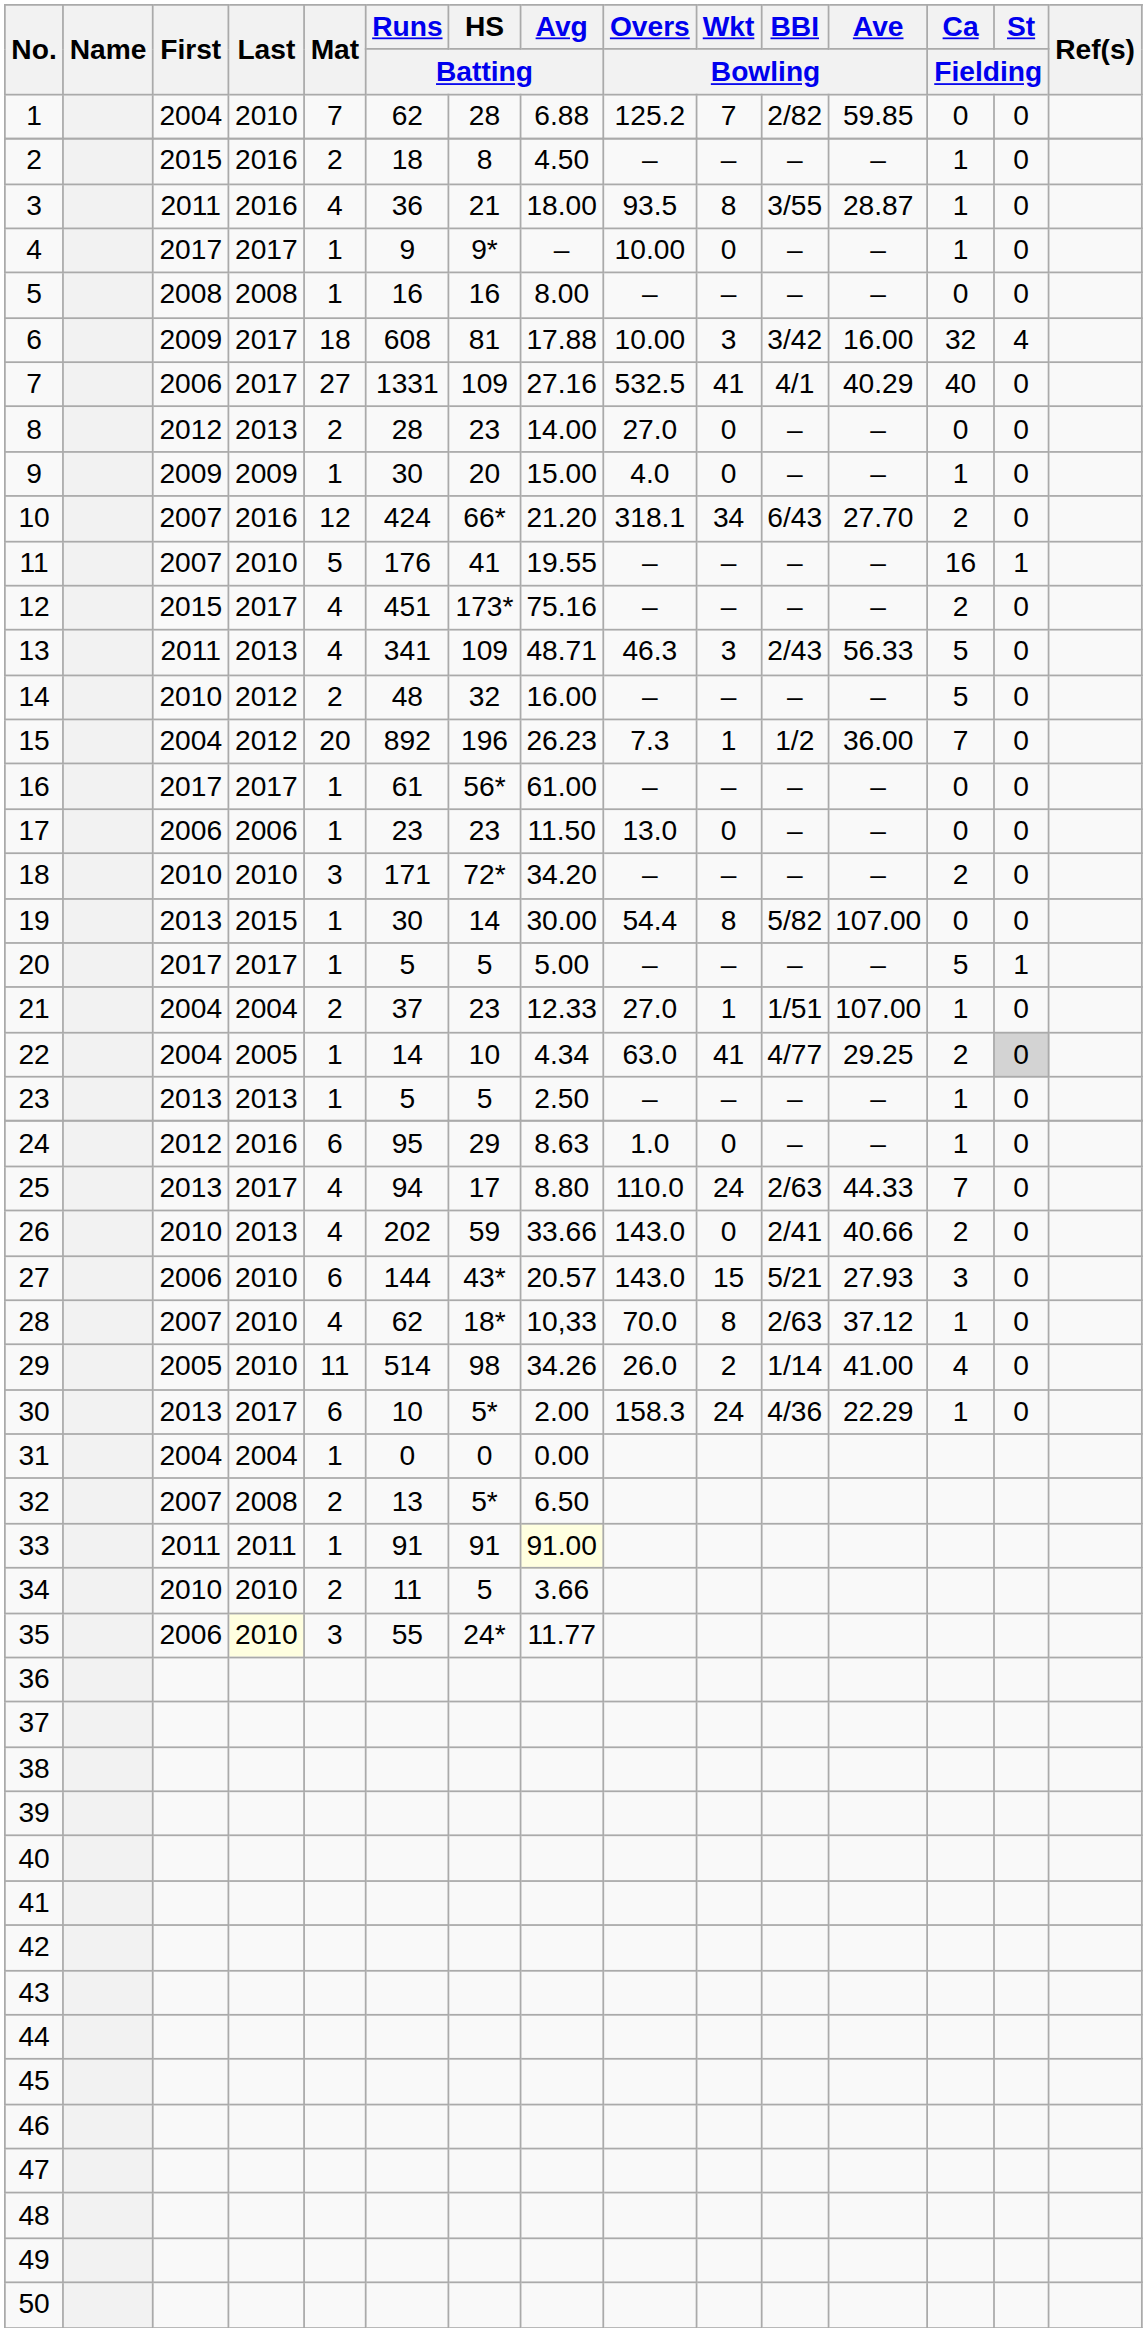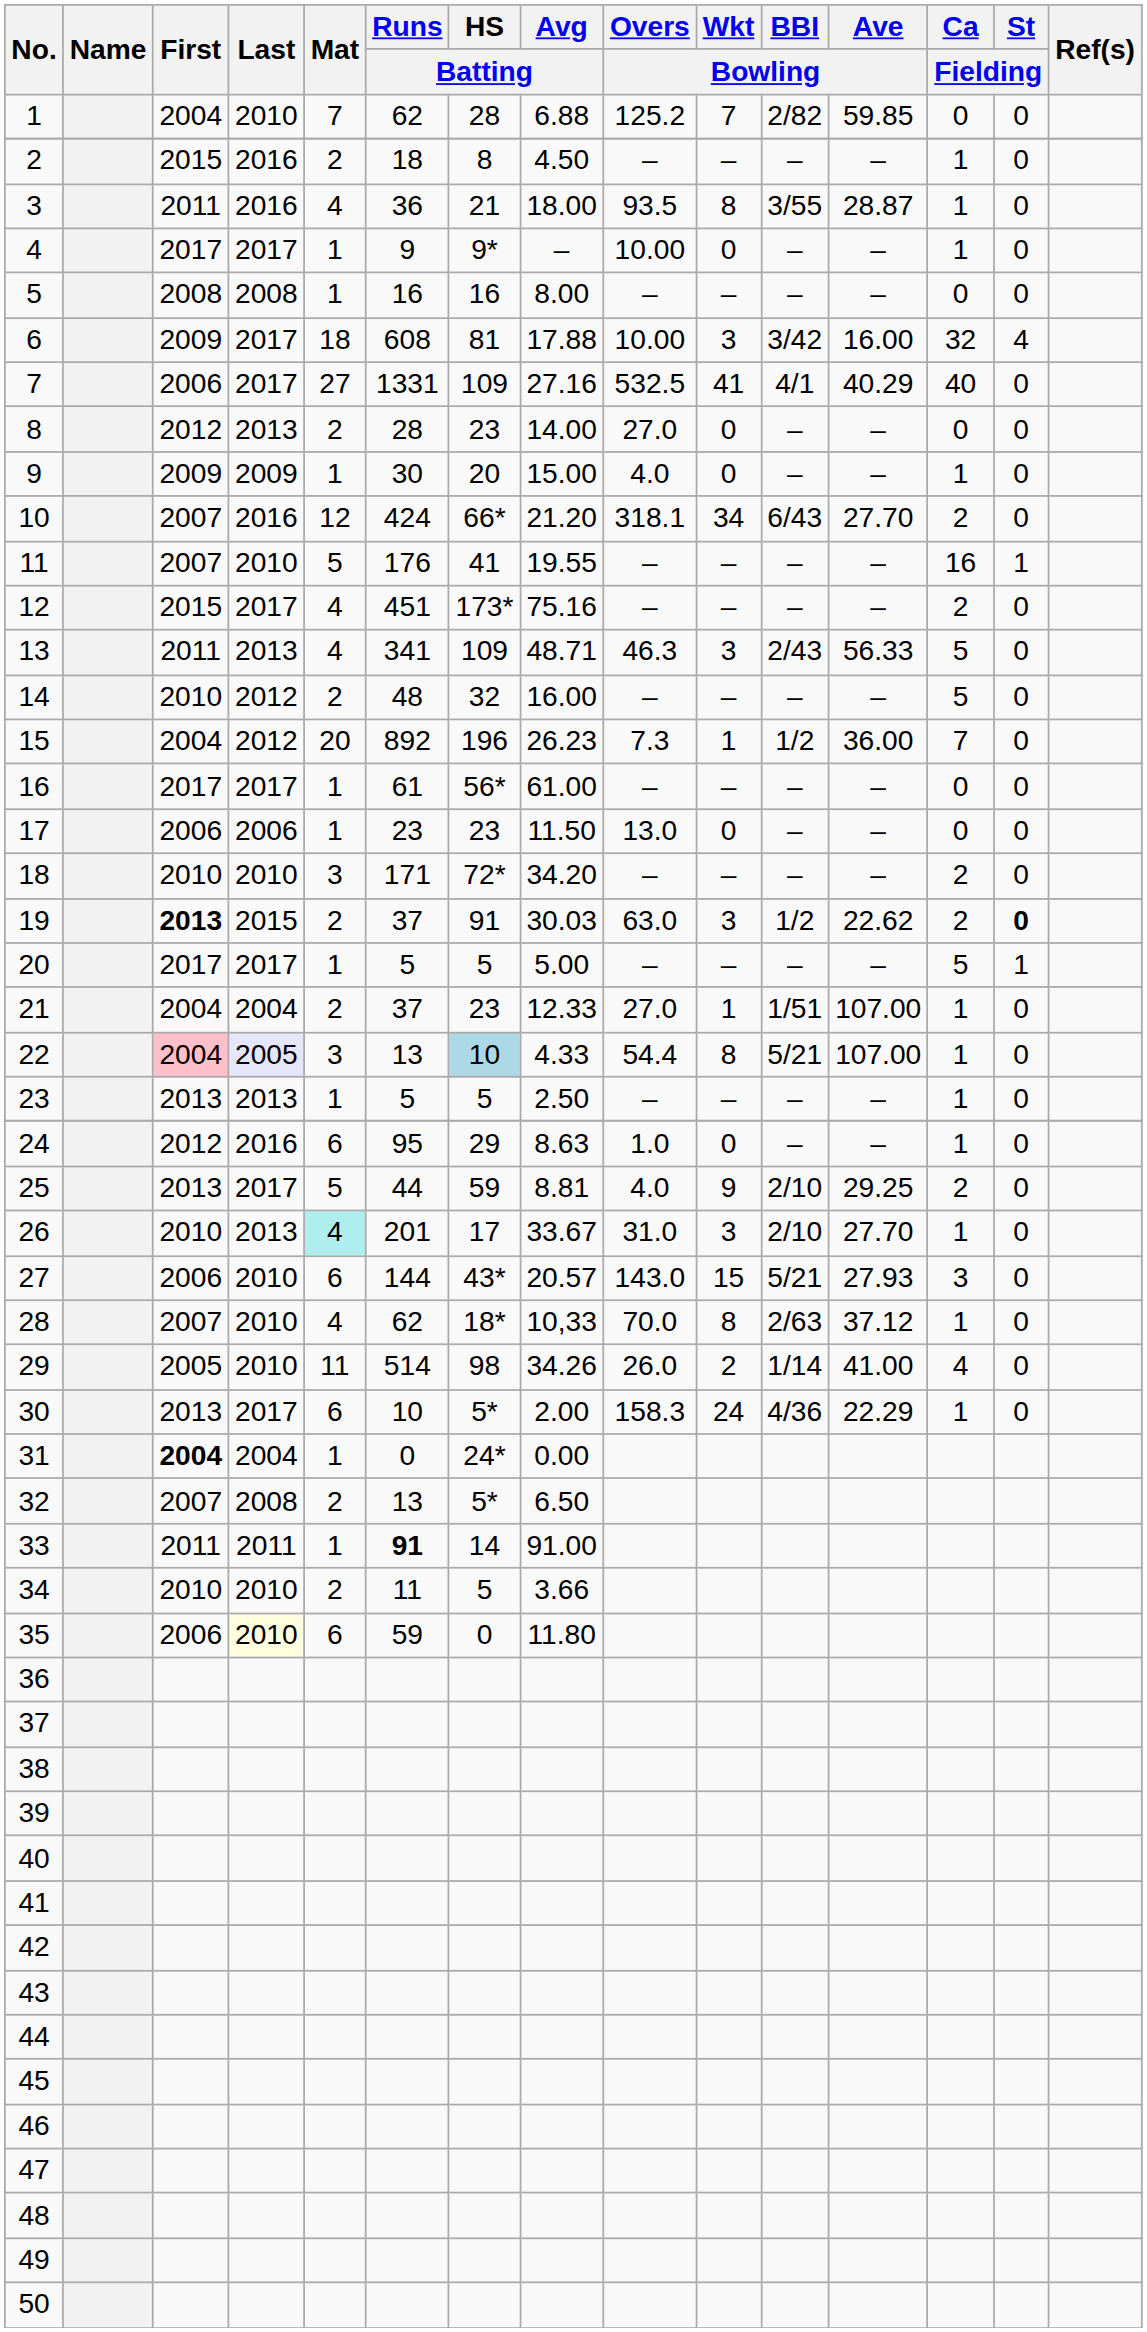(191, 920) normal -> (191, 920) bold
(335, 920) 1 -> (335, 920) 2
(407, 920) 30 -> (407, 920) 37
(484, 920) 14 -> (484, 920) 91
(562, 920) 30.00 -> (562, 920) 30.03
(650, 920) 54.4 -> (650, 920) 63.0
(729, 920) 8 -> (729, 920) 3
(795, 920) 5/82 -> (795, 920) 1/2
(878, 920) 107.00 -> (878, 920) 22.62
(961, 920) 0 -> (961, 920) 2
(1021, 920) normal -> (1021, 920) bold
(191, 1054) no background -> (191, 1054) pink background
(266, 1054) no background -> (266, 1054) lavender background
(335, 1054) 1 -> (335, 1054) 3
(407, 1054) 14 -> (407, 1054) 13
(484, 1054) no background -> (484, 1054) lightblue background
(562, 1054) 4.34 -> (562, 1054) 4.33
(650, 1054) 63.0 -> (650, 1054) 54.4
(729, 1054) 41 -> (729, 1054) 8
(795, 1054) 4/77 -> (795, 1054) 5/21
(878, 1054) 29.25 -> (878, 1054) 107.00
(961, 1054) 2 -> (961, 1054) 1
(1021, 1054) lightgrey background -> (1021, 1054) no background
(335, 1187) 4 -> (335, 1187) 5
(407, 1187) 94 -> (407, 1187) 44
(484, 1187) 17 -> (484, 1187) 59
(562, 1187) 8.80 -> (562, 1187) 8.81
(650, 1187) 110.0 -> (650, 1187) 4.0
(729, 1187) 24 -> (729, 1187) 9
(795, 1187) 2/63 -> (795, 1187) 2/10
(878, 1187) 44.33 -> (878, 1187) 29.25
(961, 1187) 7 -> (961, 1187) 2
(335, 1232) no background -> (335, 1232) paleturquoise background
(407, 1232) 202 -> (407, 1232) 201
(484, 1232) 59 -> (484, 1232) 17
(562, 1232) 33.66 -> (562, 1232) 33.67
(650, 1232) 143.0 -> (650, 1232) 31.0
(729, 1232) 0 -> (729, 1232) 3
(795, 1232) 2/41 -> (795, 1232) 2/10
(878, 1232) 40.66 -> (878, 1232) 27.70
(961, 1232) 2 -> (961, 1232) 1
(191, 1455) normal -> (191, 1455) bold
(484, 1455) 0 -> (484, 1455) 24*
(407, 1545) normal -> (407, 1545) bold
(484, 1545) 91 -> (484, 1545) 14
(562, 1545) lightyellow background -> (562, 1545) no background
(335, 1634) 3 -> (335, 1634) 6
(407, 1634) 55 -> (407, 1634) 59
(484, 1634) 24* -> (484, 1634) 0
(562, 1634) 11.77 -> (562, 1634) 11.80
